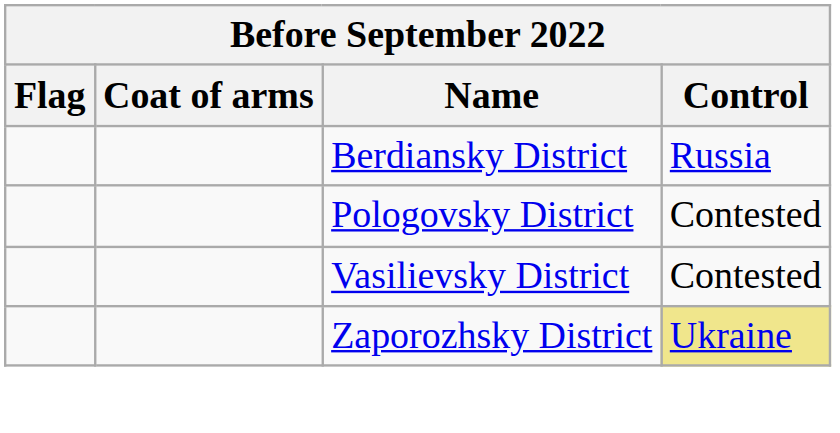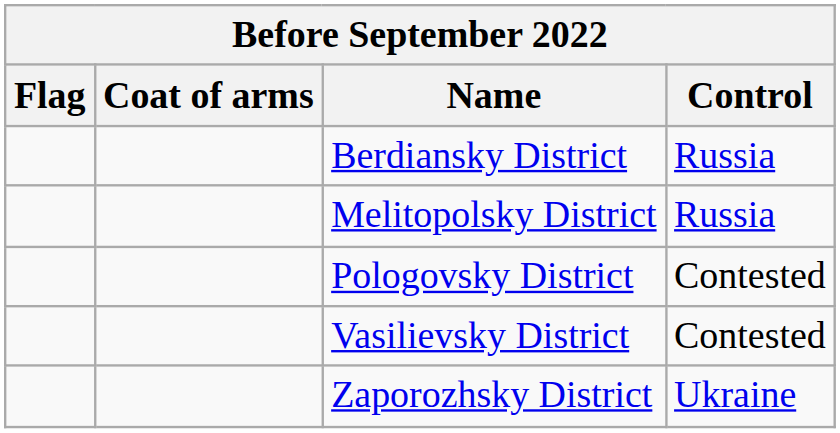+ row: (494, 214)
(731, 335) khaki background -> (735, 395) no background
